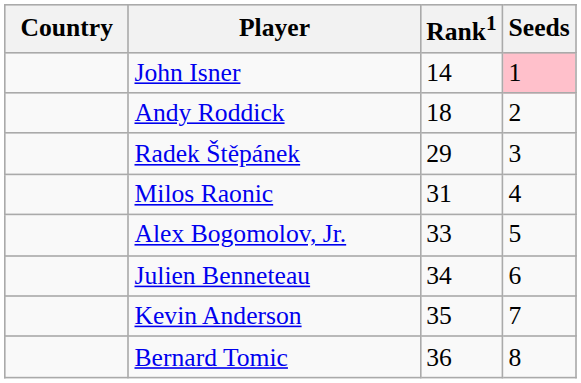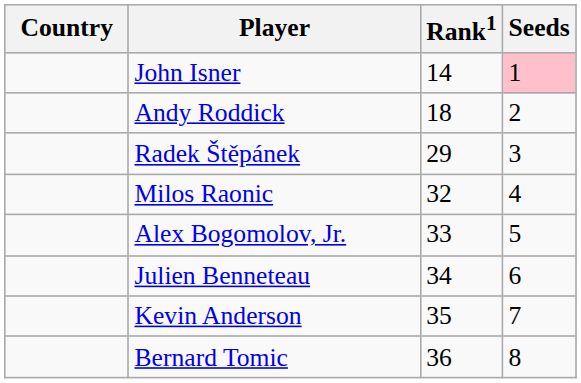(439, 194) 31 -> (439, 194) 32
